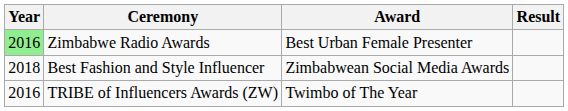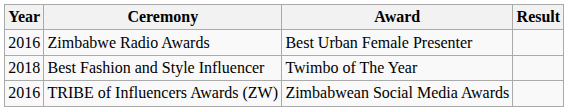(24, 42) lightgreen background -> (24, 42) no background
(397, 67) Zimbabwean Social Media Awards -> (351, 67) Twimbo of The Year
(351, 93) Twimbo of The Year -> (397, 93) Zimbabwean Social Media Awards
